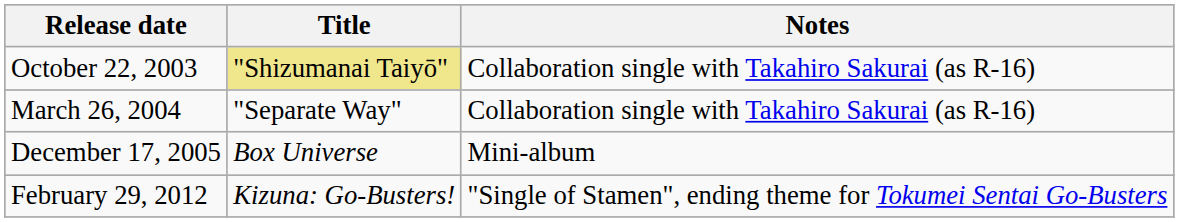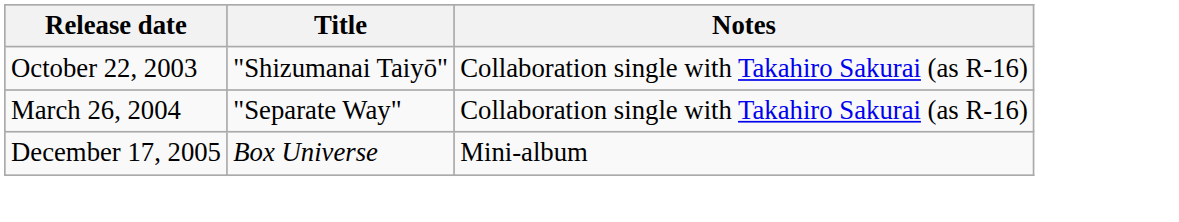(341, 68) khaki background -> (341, 68) no background
- row: (109, 195)
